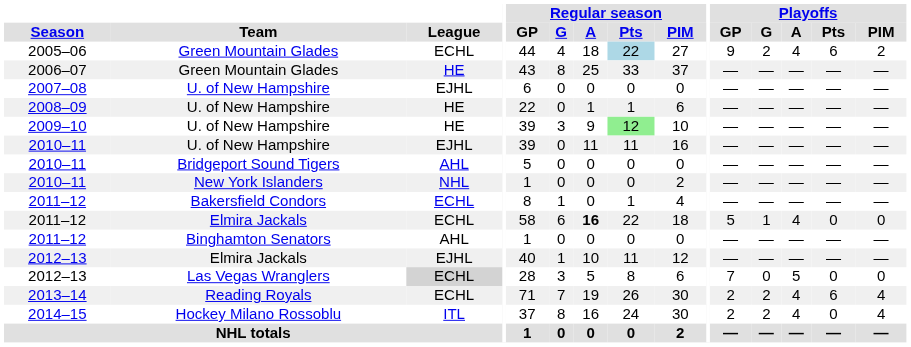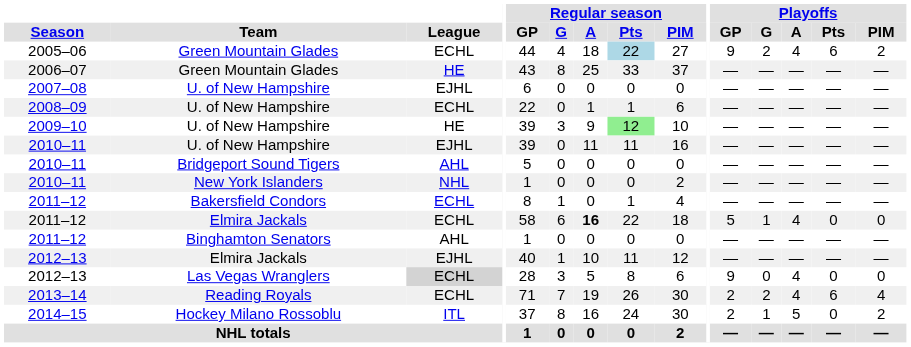(454, 107) HE -> (454, 107) ECHL
(731, 276) 7 -> (731, 276) 9
(796, 276) 5 -> (796, 276) 4
(766, 314) 2 -> (766, 314) 1
(796, 314) 4 -> (796, 314) 5
(881, 314) 4 -> (881, 314) 2
